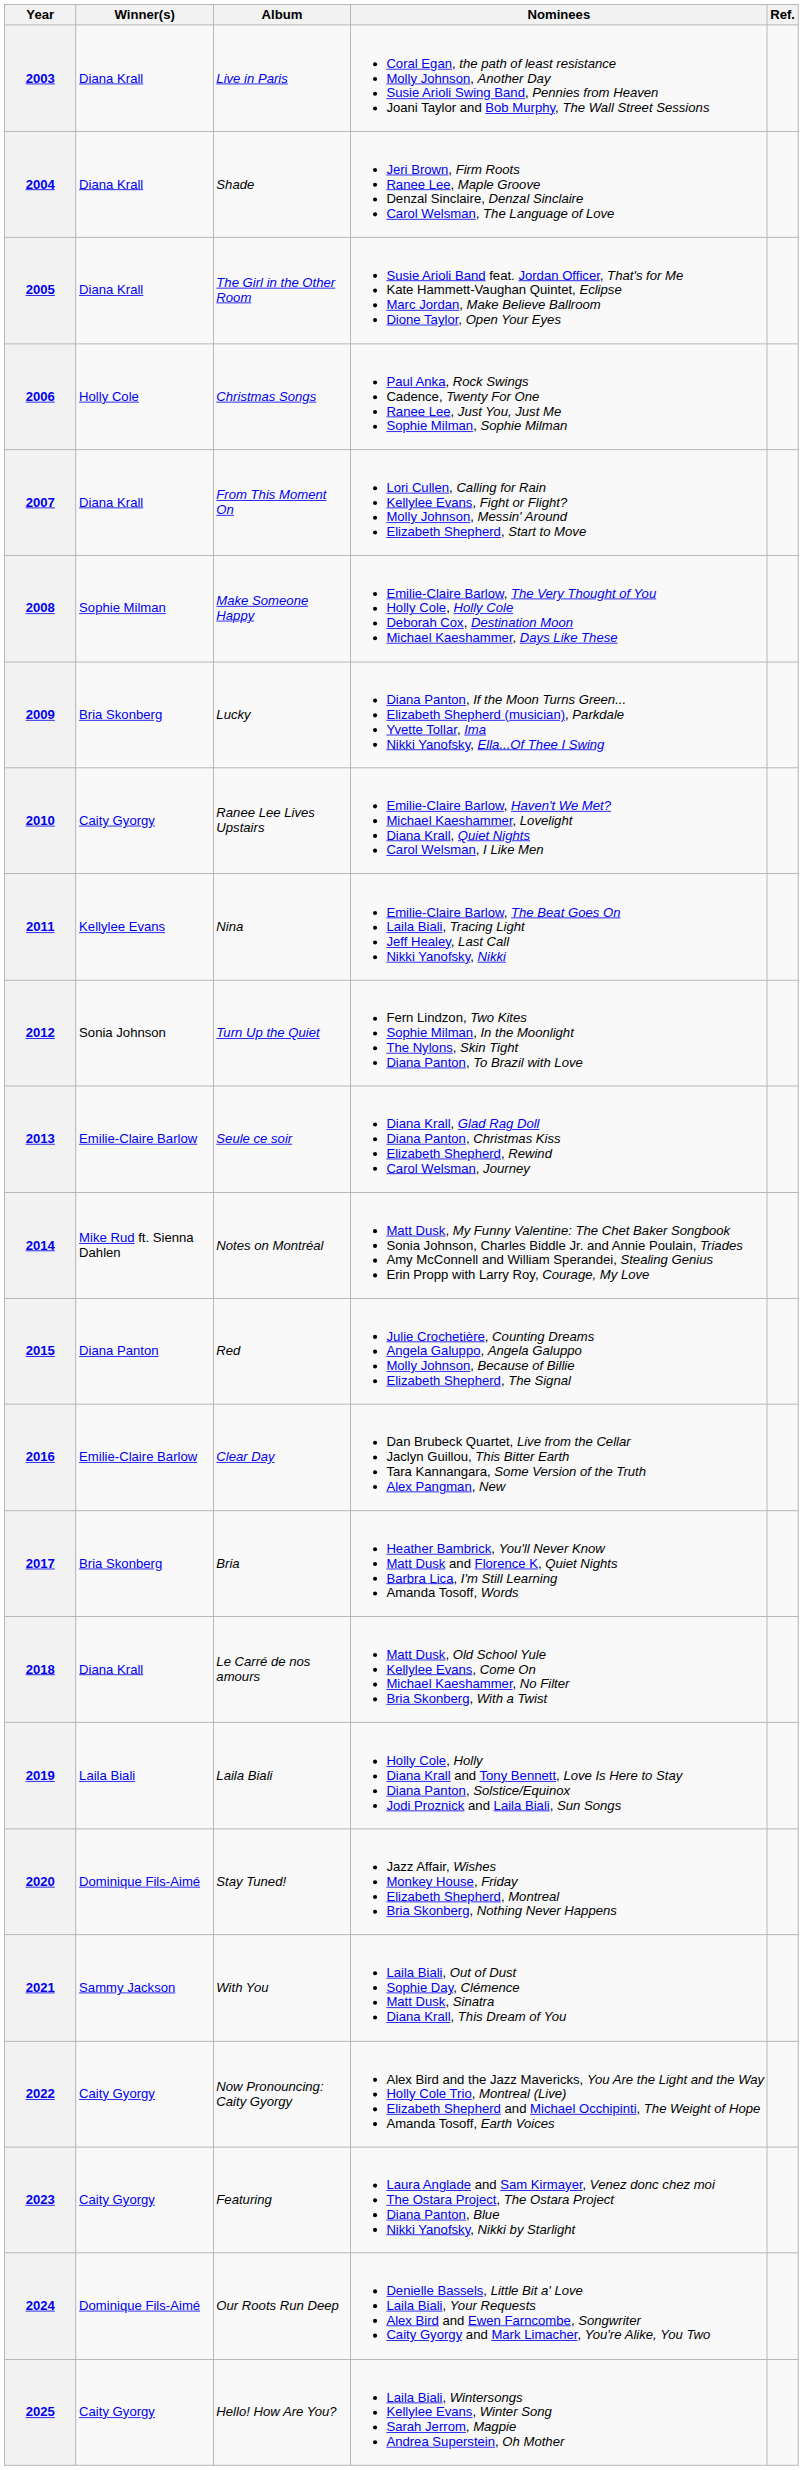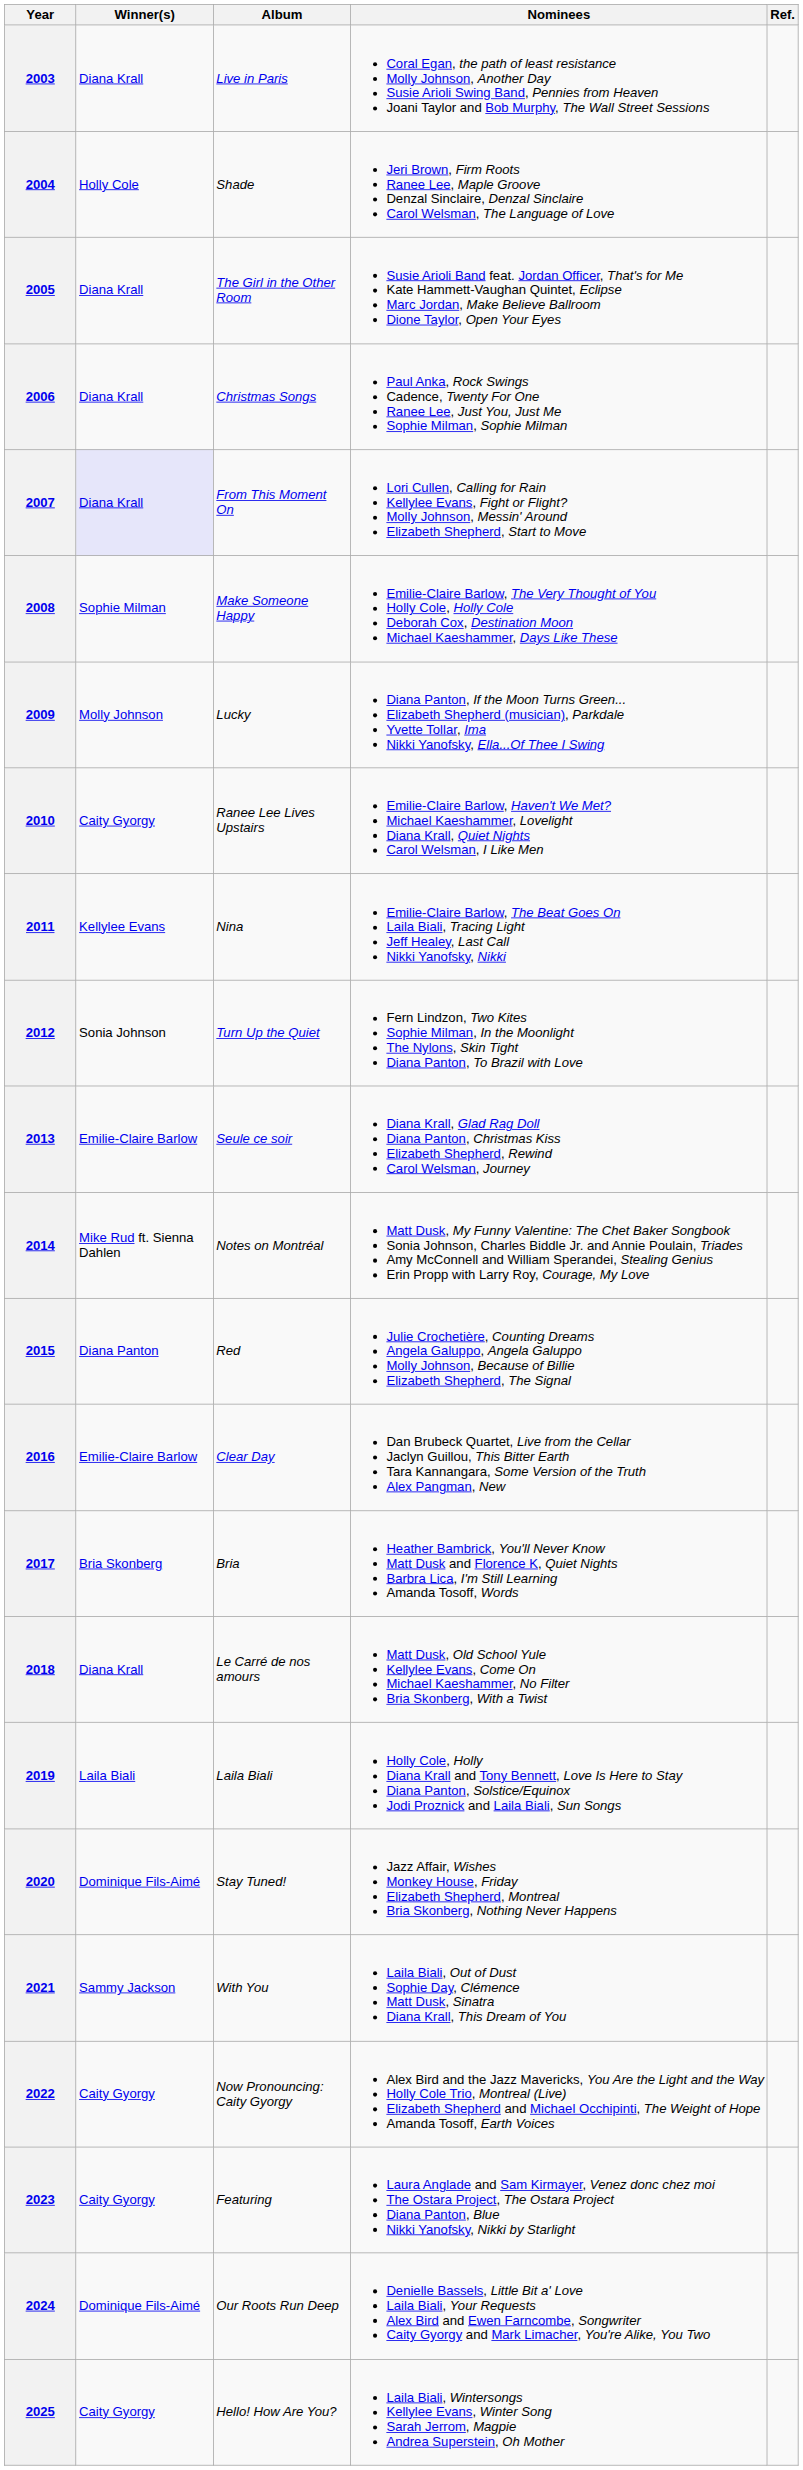(111, 184) Diana Krall -> (109, 184) Holly Cole
(109, 396) Holly Cole -> (111, 396) Diana Krall
(111, 502) no background -> (111, 502) lavender background
(121, 714) Bria Skonberg -> (121, 714) Molly Johnson
